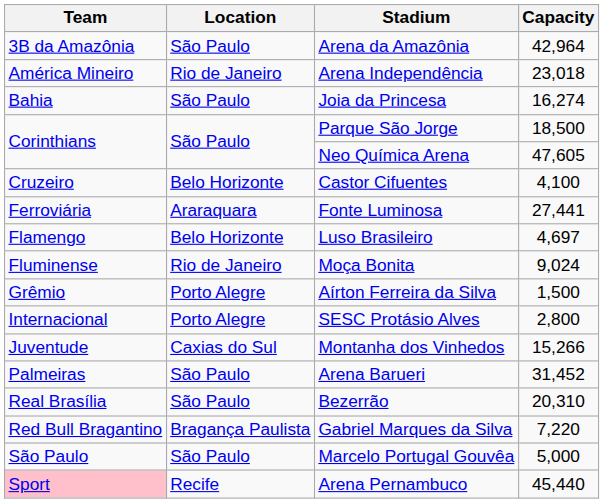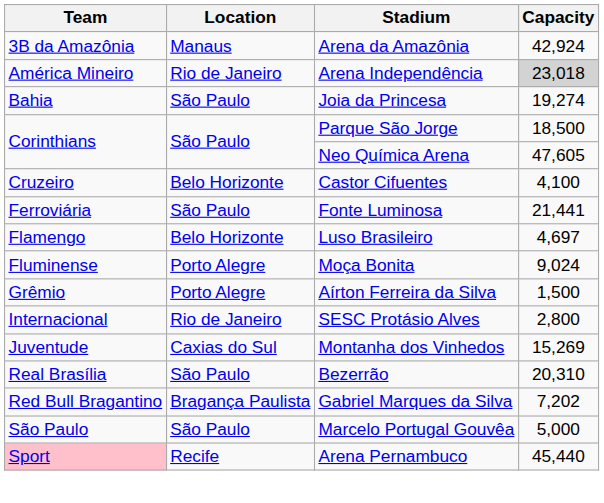(210, 45) São Paulo -> (201, 45) Manaus
(558, 45) 42,964 -> (558, 45) 42,924
(558, 73) no background -> (558, 73) lightgrey background
(558, 100) 16,274 -> (558, 100) 19,274
(213, 210) Araraquara -> (210, 210) São Paulo
(558, 210) 27,441 -> (558, 210) 21,441
(226, 264) Rio de Janeiro -> (218, 264) Porto Alegre
(218, 319) Porto Alegre -> (226, 319) Rio de Janeiro
(558, 347) 15,266 -> (558, 347) 15,269
- row: (372, 374)
(558, 429) 7,220 -> (558, 401) 7,202
